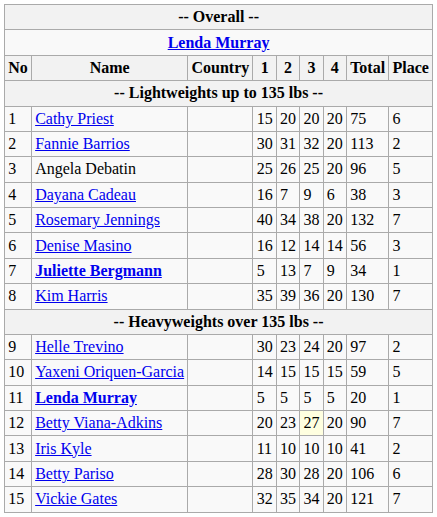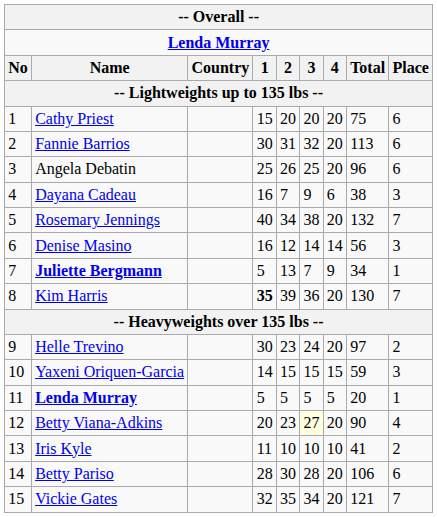(397, 144) 2 -> (397, 144) 6
(397, 169) 5 -> (397, 169) 6
(265, 296) normal -> (265, 296) bold
(397, 372) 5 -> (397, 372) 3
(397, 423) 7 -> (397, 423) 4
